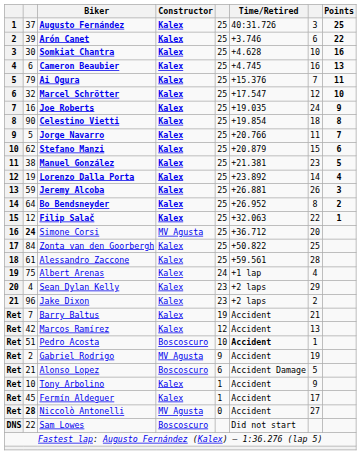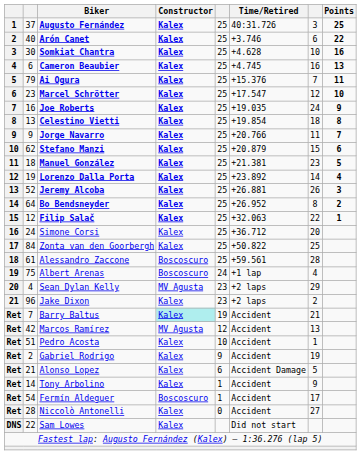(30, 39) 39 -> (30, 39) 40
(30, 94) 32 -> (30, 94) 23
(30, 122) 90 -> (30, 122) 13
(30, 136) 5 -> (30, 136) 9
(30, 163) 38 -> (30, 163) 18
(30, 191) 59 -> (30, 191) 52
(30, 232) bold -> (30, 232) normal
(181, 232) MV Agusta -> (171, 232) Kalex
(171, 260) Kalex -> (183, 260) Boscoscuro
(171, 274) Kalex -> (183, 274) Boscoscuro
(171, 287) Kalex -> (181, 287) MV Agusta
(171, 315) no background -> (171, 315) paleturquoise background
(171, 329) Kalex -> (181, 329) MV Agusta
(183, 343) Boscoscuro -> (171, 343) Kalex
(251, 343) bold -> (251, 343) normal
(181, 356) MV Agusta -> (171, 356) Kalex
(183, 370) Boscoscuro -> (171, 370) Kalex
(30, 384) 10 -> (30, 384) 14
(30, 398) 45 -> (30, 398) 54
(171, 398) Kalex -> (183, 398) Boscoscuro
(30, 412) bold -> (30, 412) normal
(181, 412) MV Agusta -> (171, 412) Kalex
(183, 425) Boscoscuro -> (171, 425) Kalex
